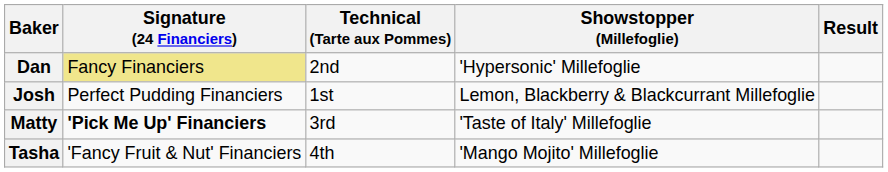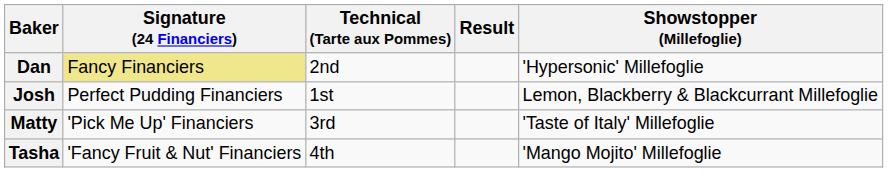columns swapped: (637, 28) <-> (851, 28)
(167, 124) bold -> (160, 124) normal
